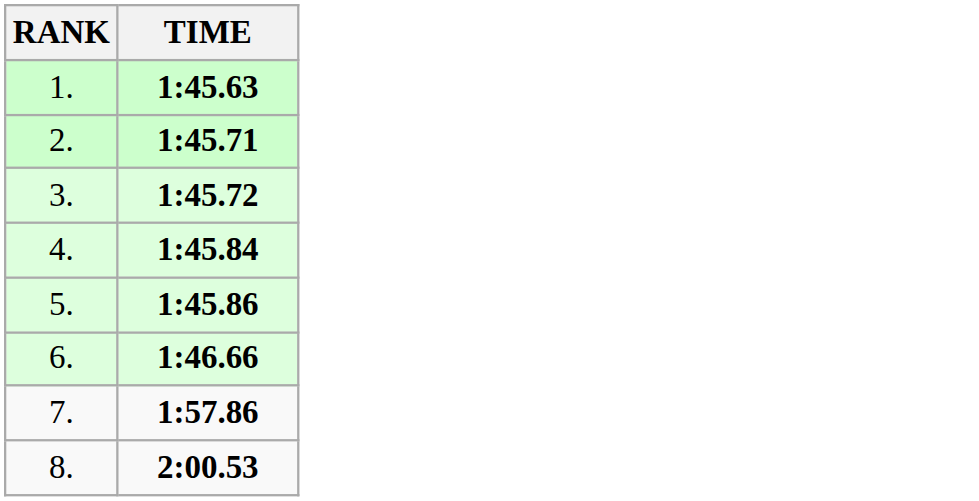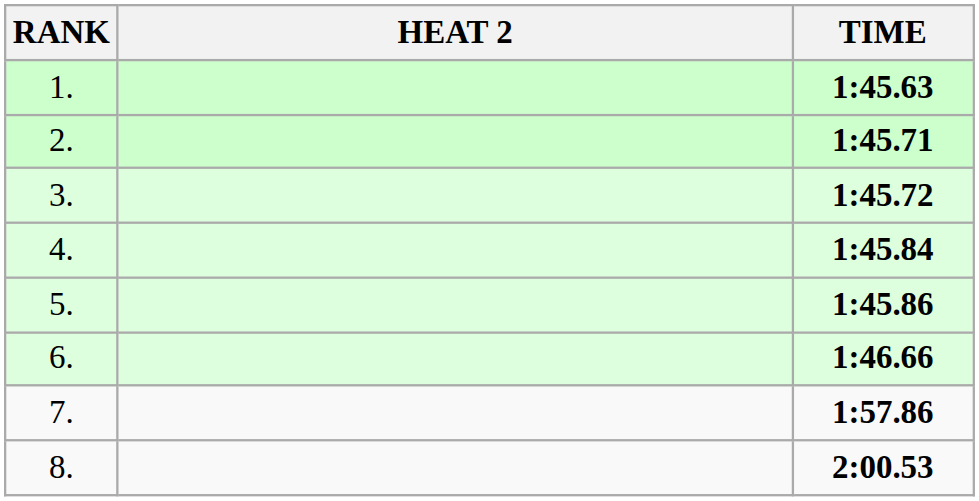+ column: (455, 32)
